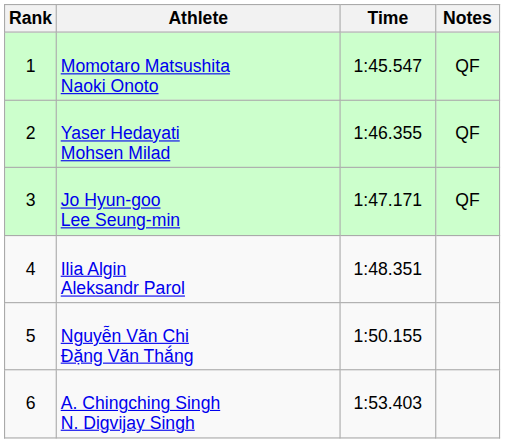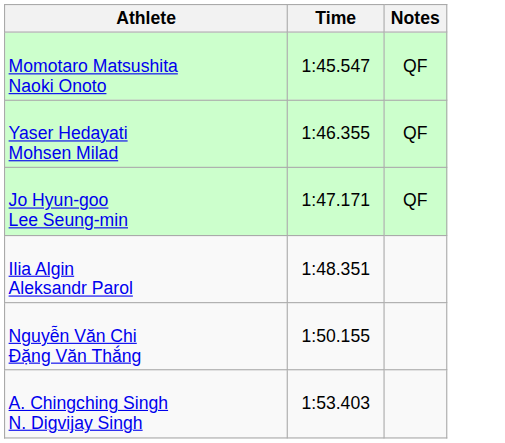- column: (31, 18)
